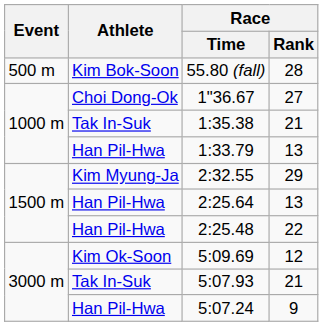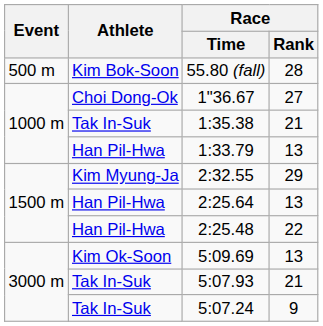(294, 256) 12 -> (294, 256) 13
(118, 308) Han Pil-Hwa -> (111, 308) Tak In-Suk
